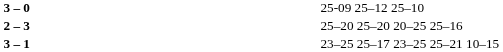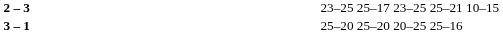- row: (17, 7)
(392, 25) 25–20 25–20 20–25 25–16 -> (410, 7) 23–25 25–17 23–25 25–21 10–15
(410, 44) 23–25 25–17 23–25 25–21 10–15 -> (392, 25) 25–20 25–20 20–25 25–16
